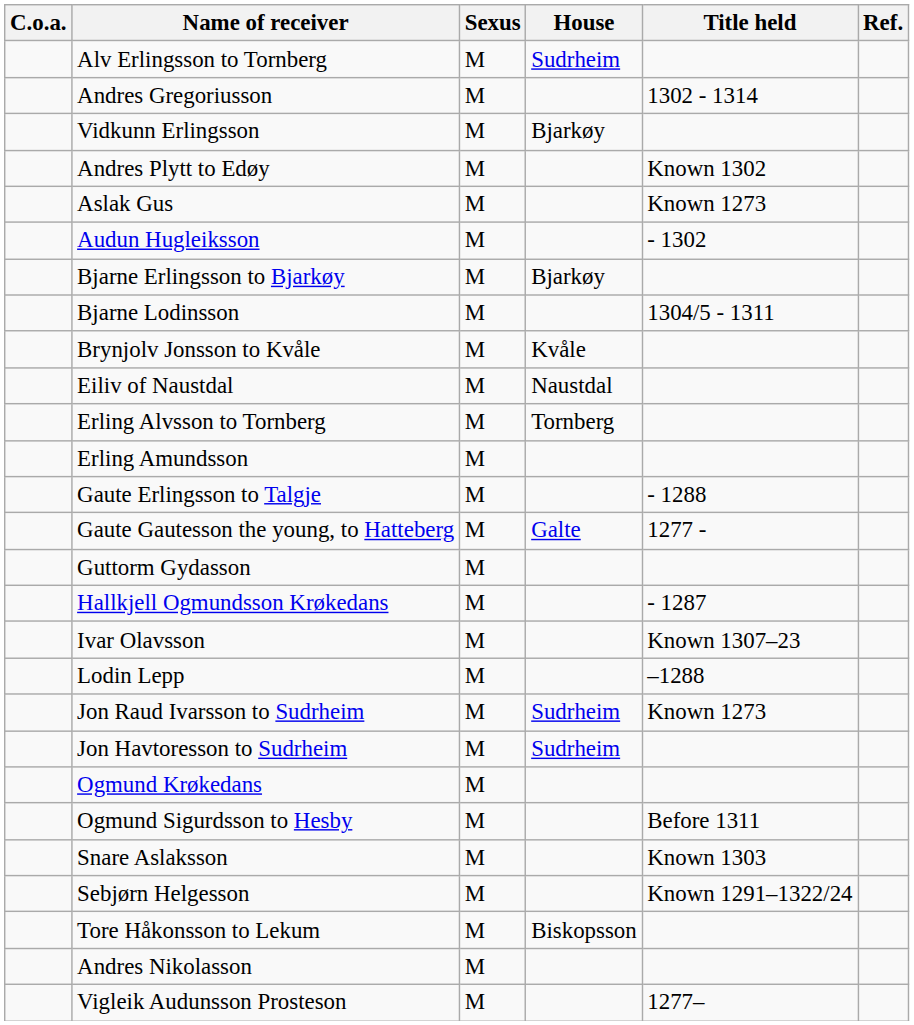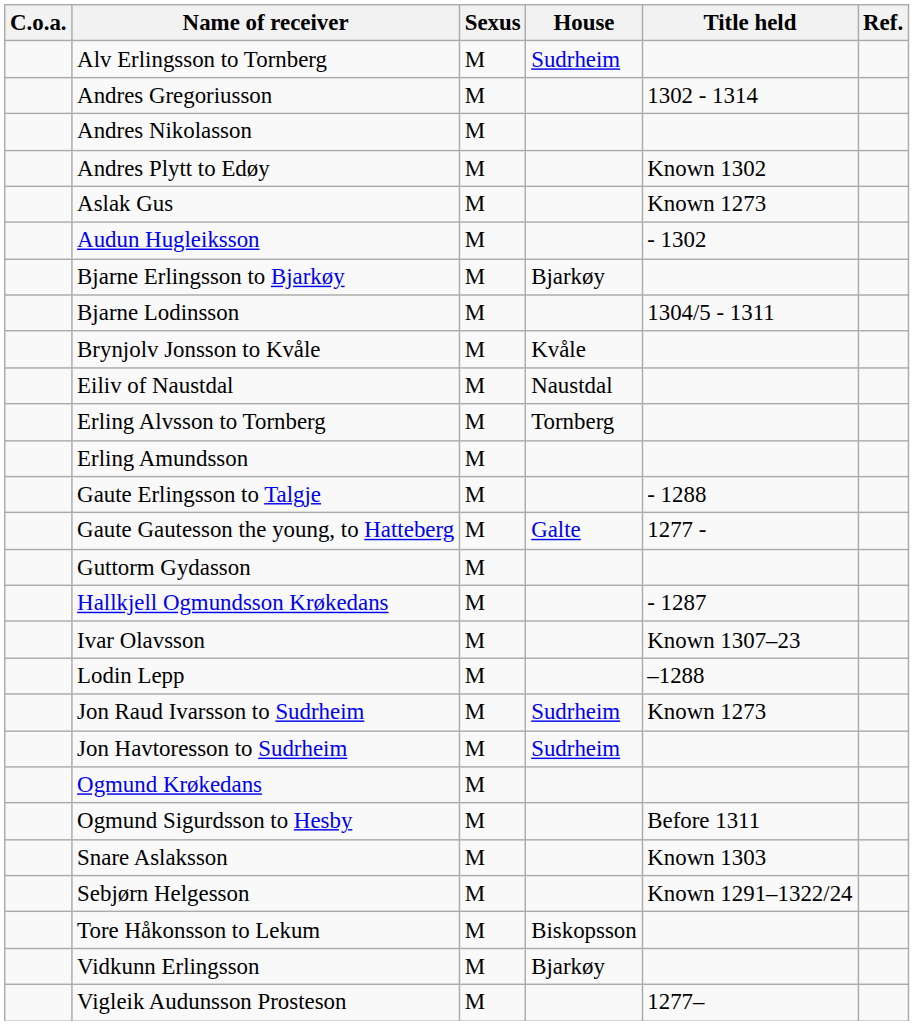rows swapped: (164, 966) <-> (168, 131)
